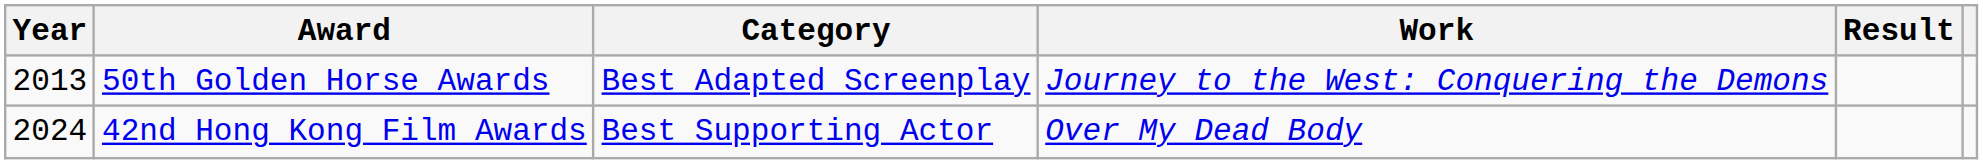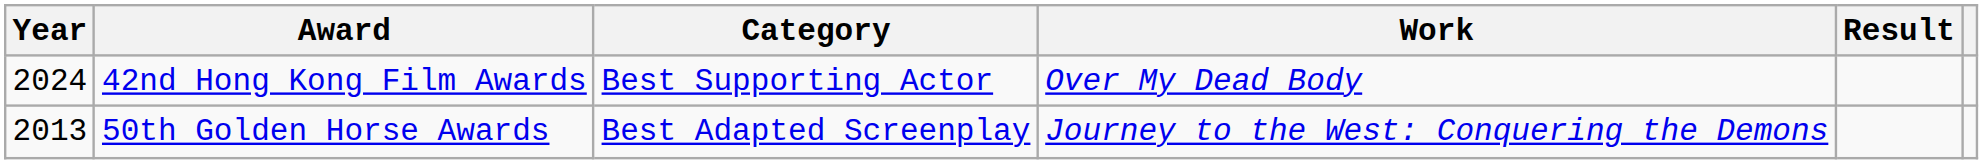rows swapped: (326, 81) <-> (344, 132)
